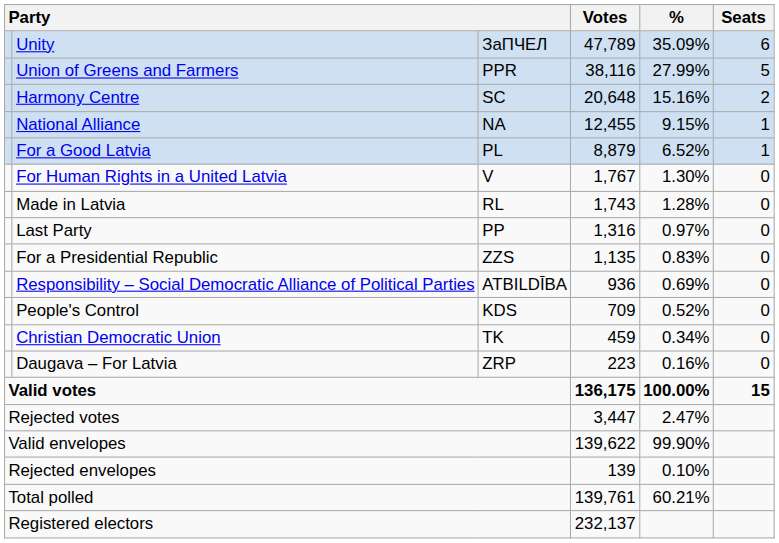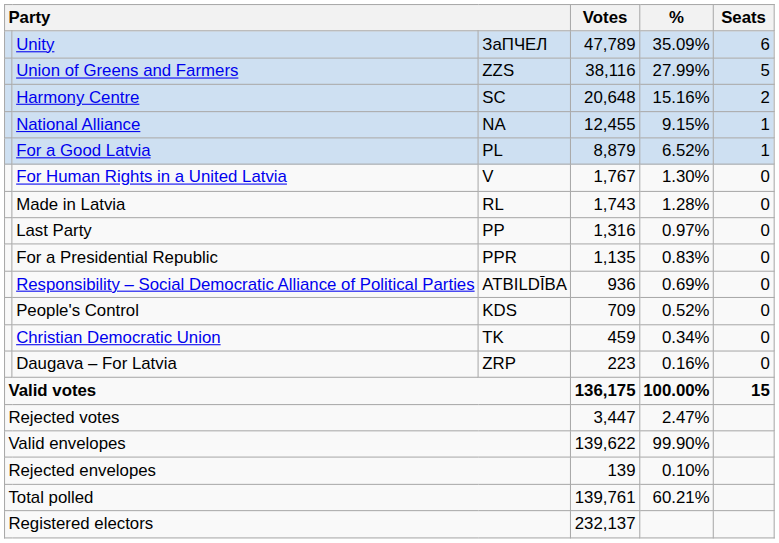(500, 71) PPR -> (498, 71) ZZS
(498, 257) ZZS -> (500, 257) PPR
